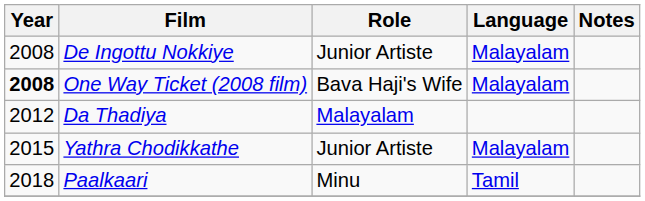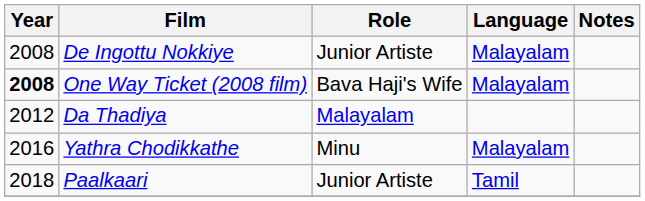(32, 148) 2015 -> (32, 148) 2016
(375, 148) Junior Artiste -> (338, 148) Minu
(338, 180) Minu -> (375, 180) Junior Artiste
